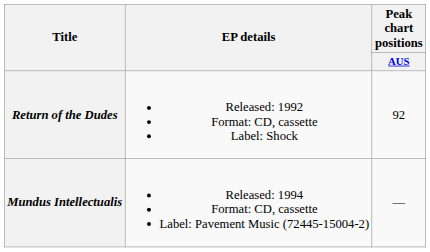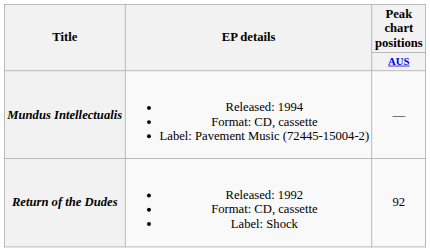rows swapped: (65, 114) <-> (65, 202)
